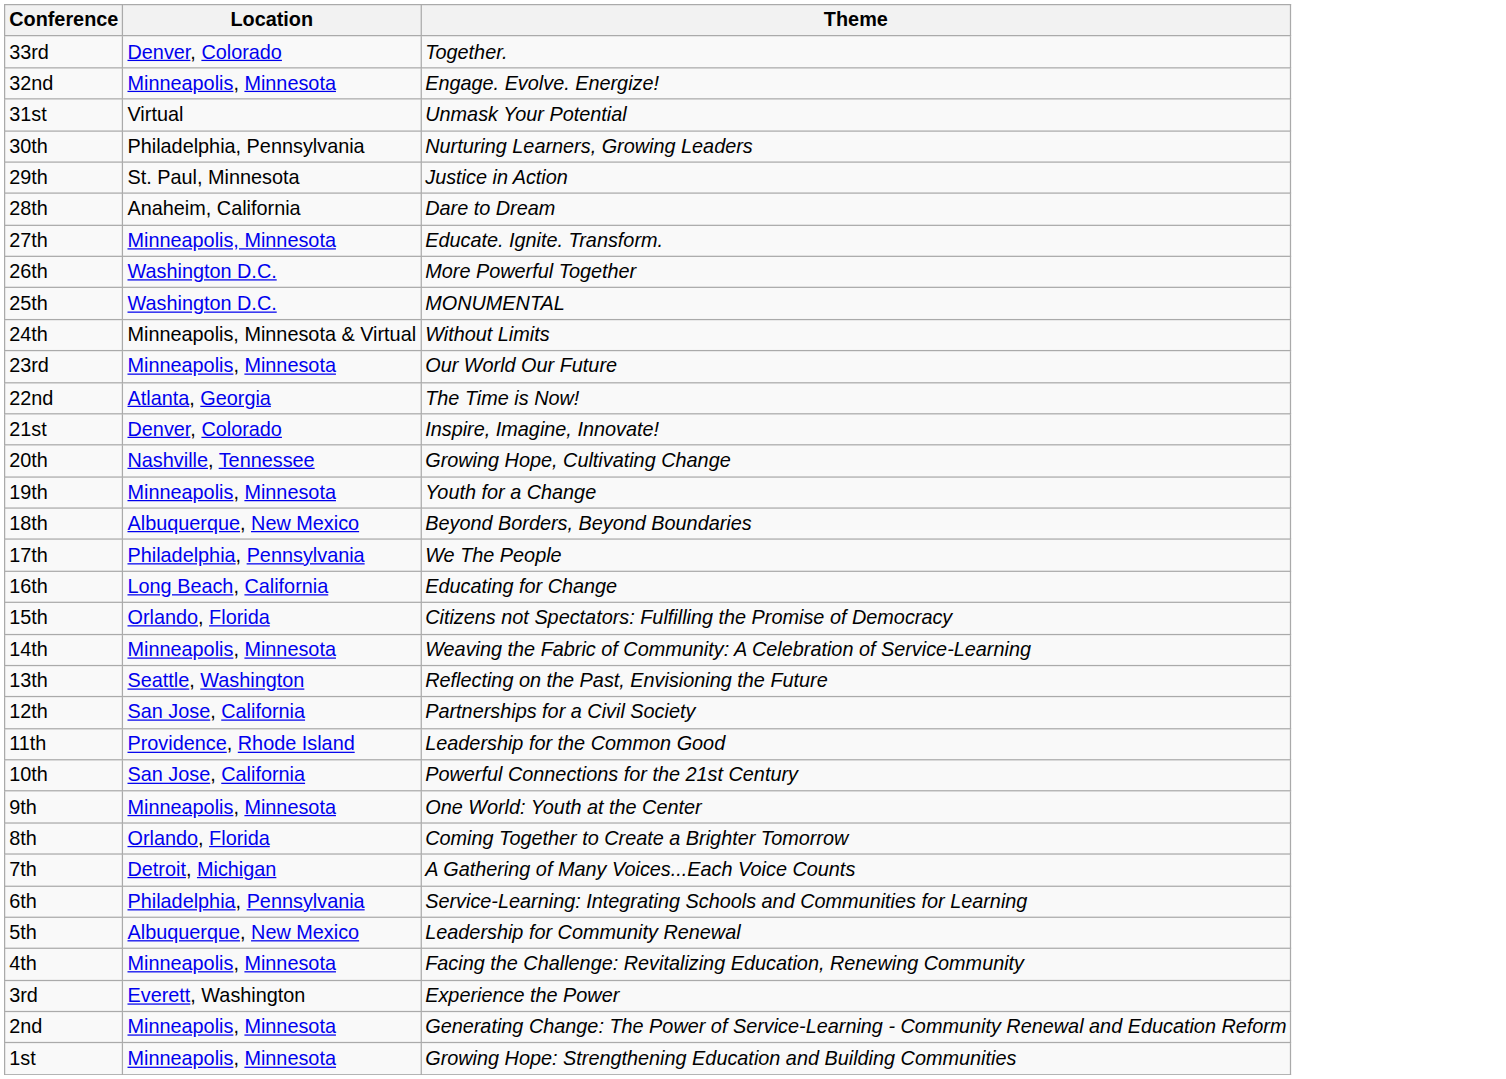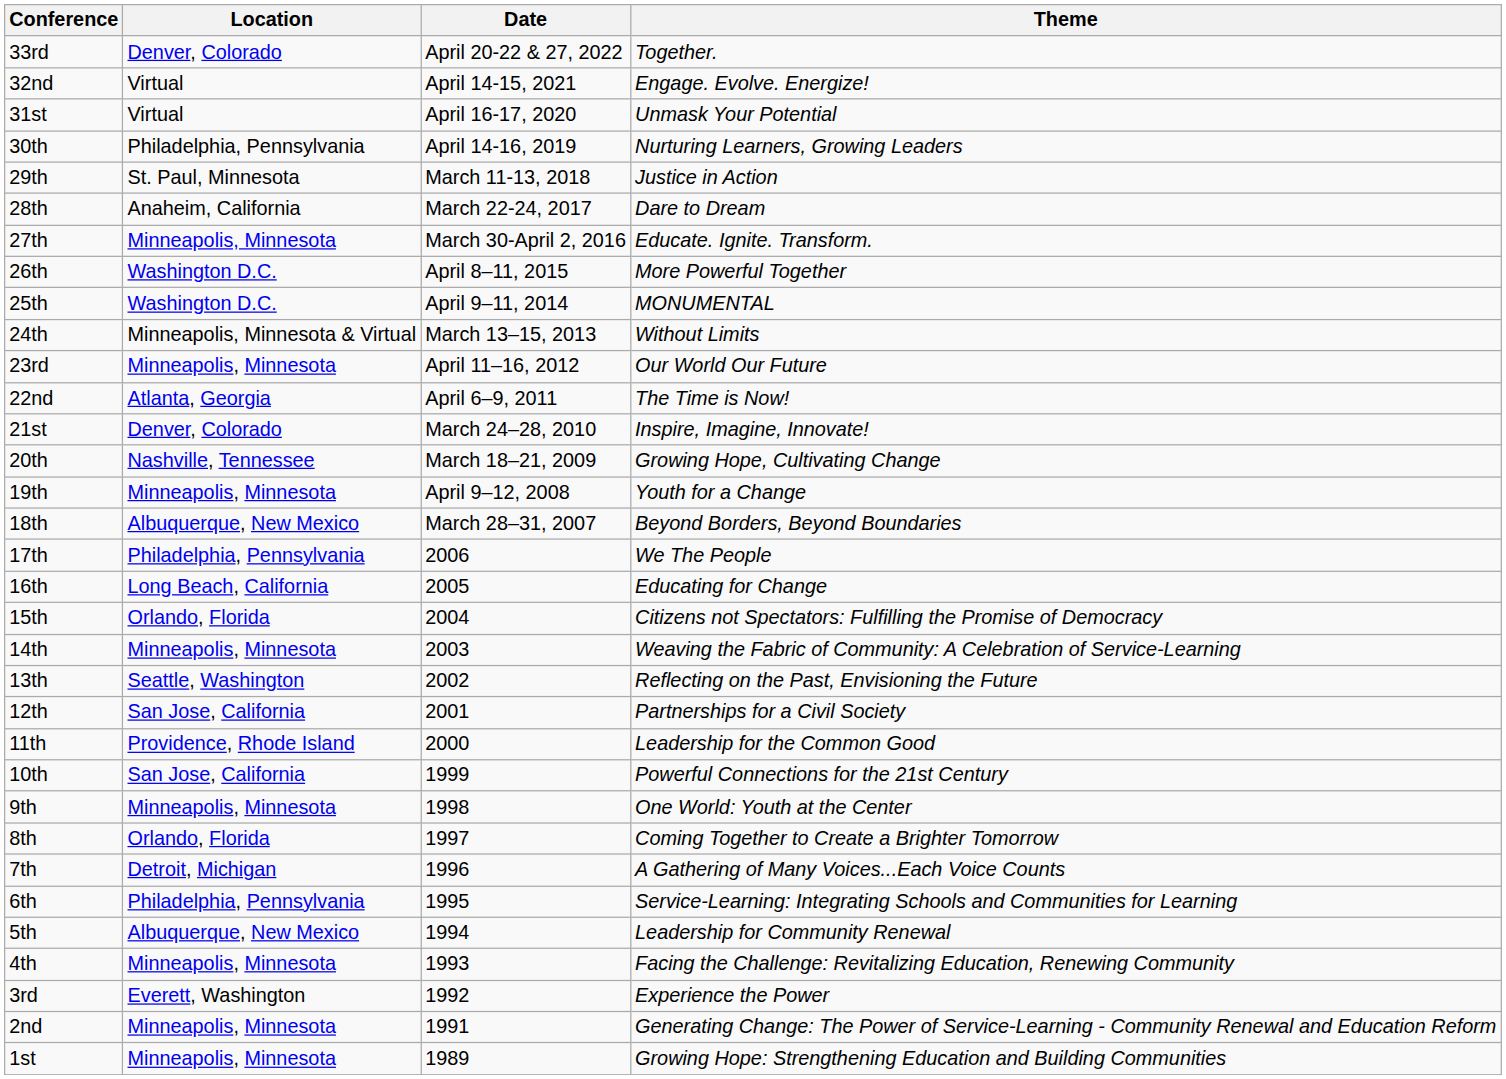+ column: (526, 20)
(232, 83) Minneapolis, Minnesota -> (155, 83) Virtual
